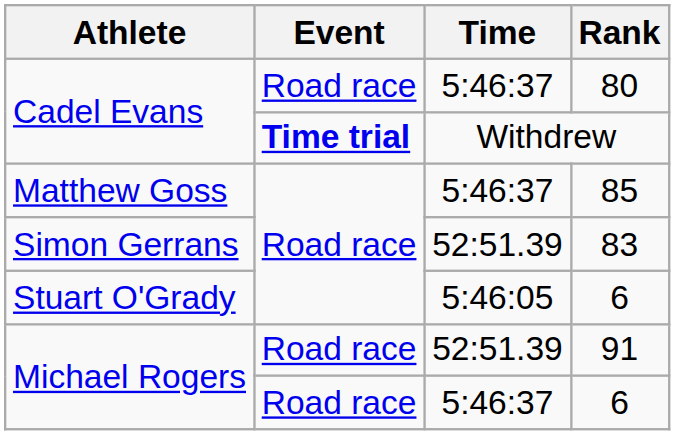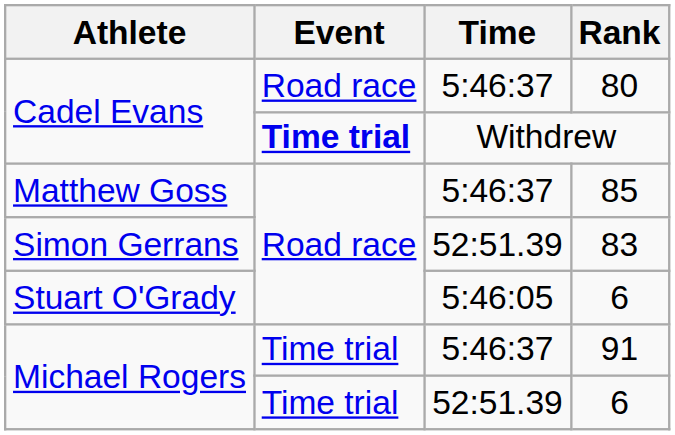(339, 350) Road race -> (330, 350) Time trial
(497, 350) 52:51.39 -> (497, 350) 5:46:37
(339, 403) Road race -> (330, 403) Time trial
(497, 403) 5:46:37 -> (497, 403) 52:51.39
